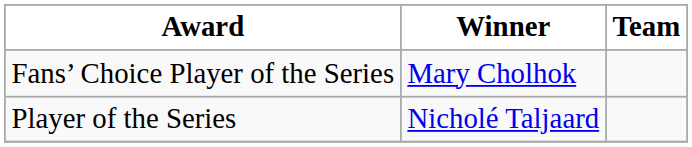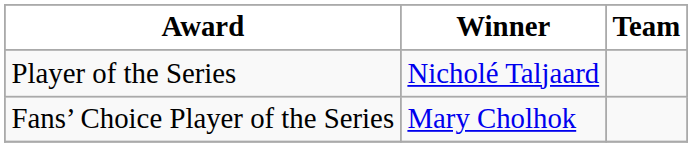rows swapped: (124, 118) <-> (203, 73)
